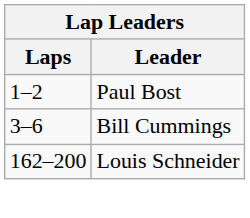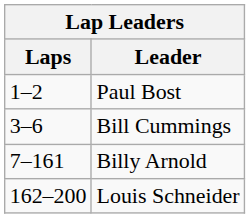+ row: (152, 160)
